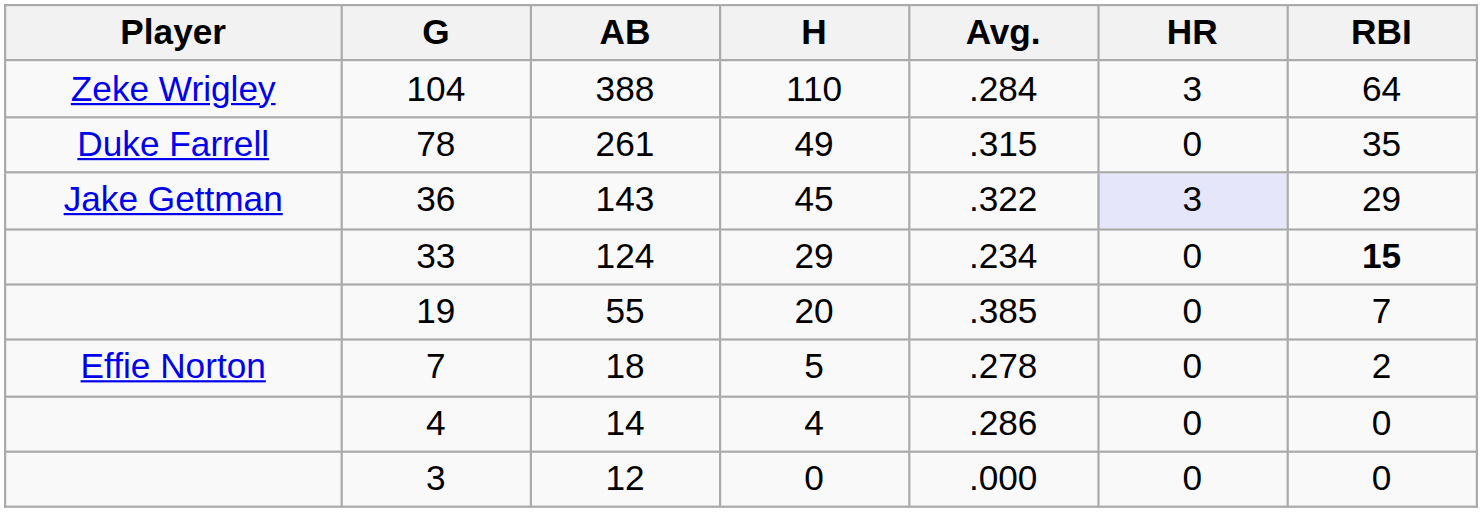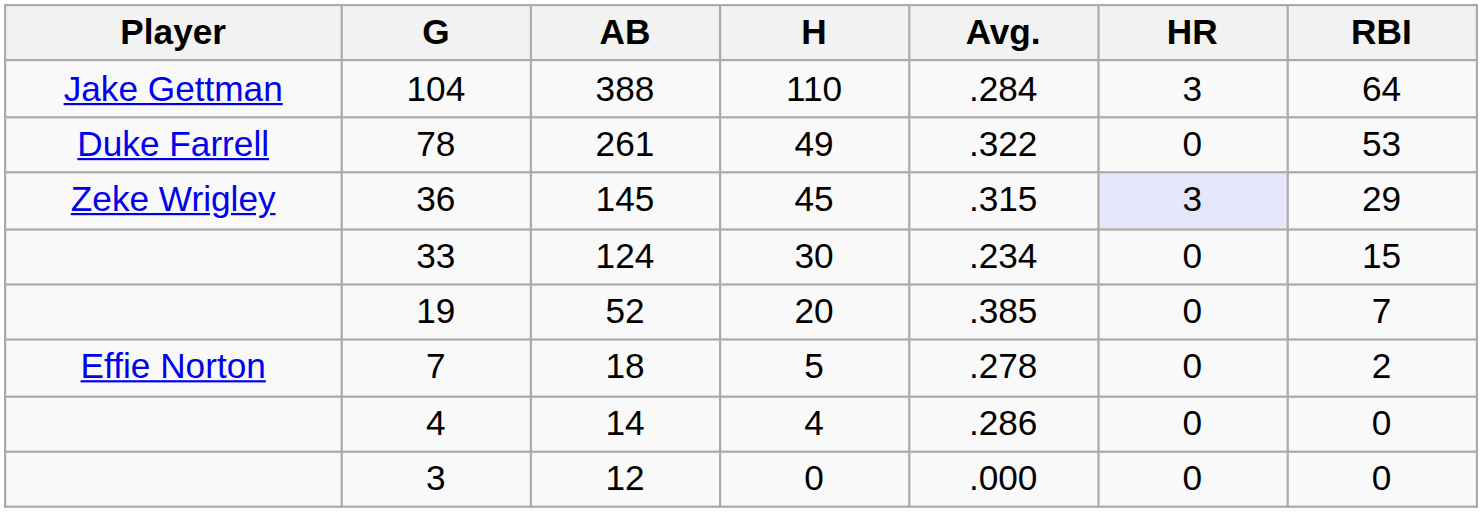(173, 88) Zeke Wrigley -> (173, 88) Jake Gettman
(1003, 144) .315 -> (1003, 144) .322
(1381, 144) 35 -> (1381, 144) 53
(173, 199) Jake Gettman -> (173, 199) Zeke Wrigley
(625, 199) 143 -> (625, 199) 145
(1003, 199) .322 -> (1003, 199) .315
(814, 255) 29 -> (814, 255) 30
(1381, 255) bold -> (1381, 255) normal
(625, 311) 55 -> (625, 311) 52
